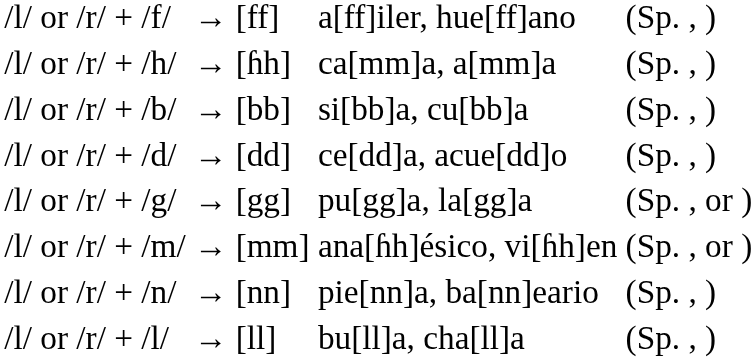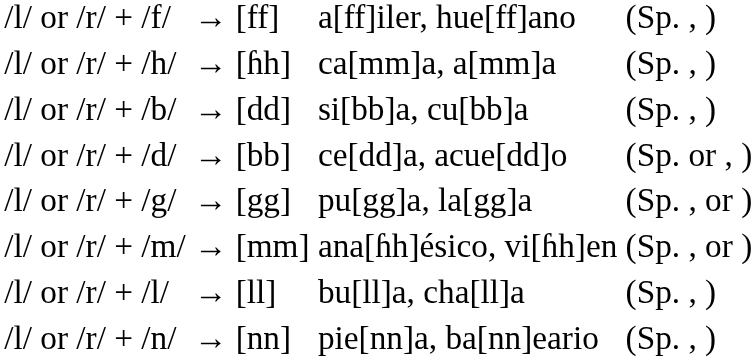(263, 108) [bb] -> (263, 108) [dd]
(263, 154) [dd] -> (263, 154) [bb]
(671, 154) (Sp. , ) -> (689, 154) (Sp. or , )
rows swapped: (90, 291) <-> (87, 337)
